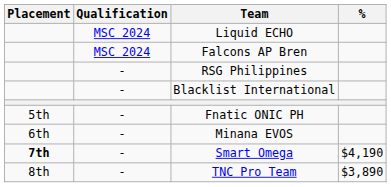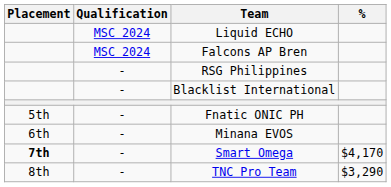(362, 153) $4,190 -> (362, 153) $4,170
(362, 172) $3,890 -> (362, 172) $3,290
